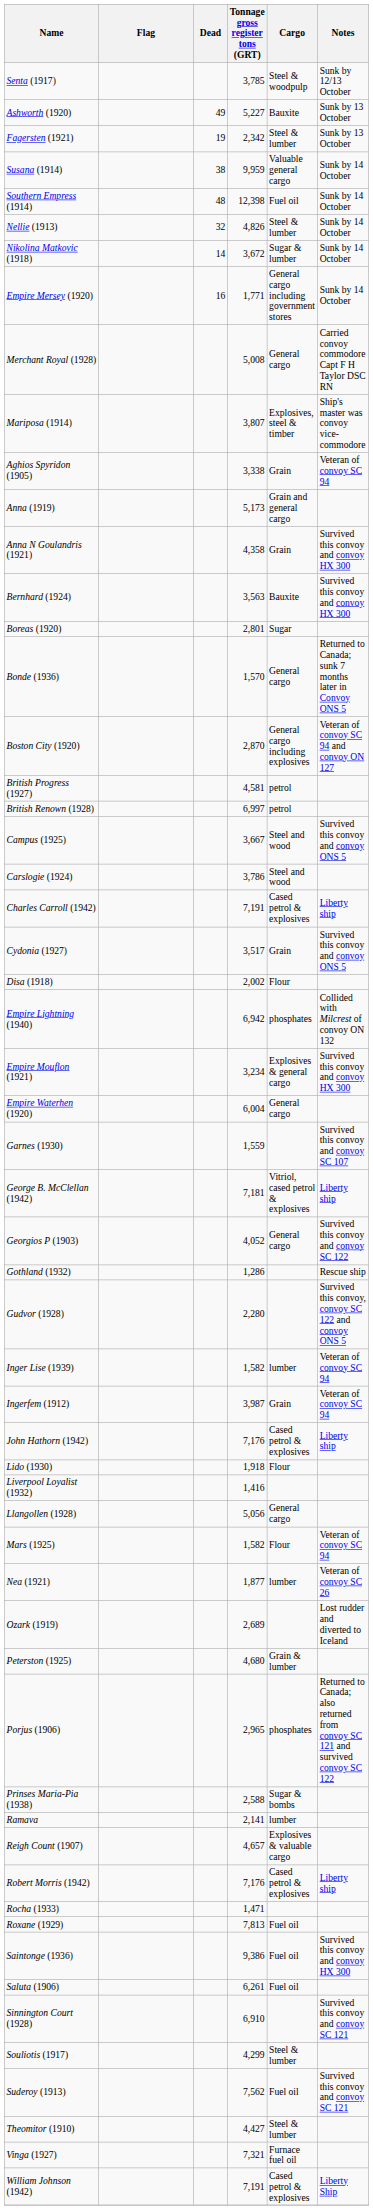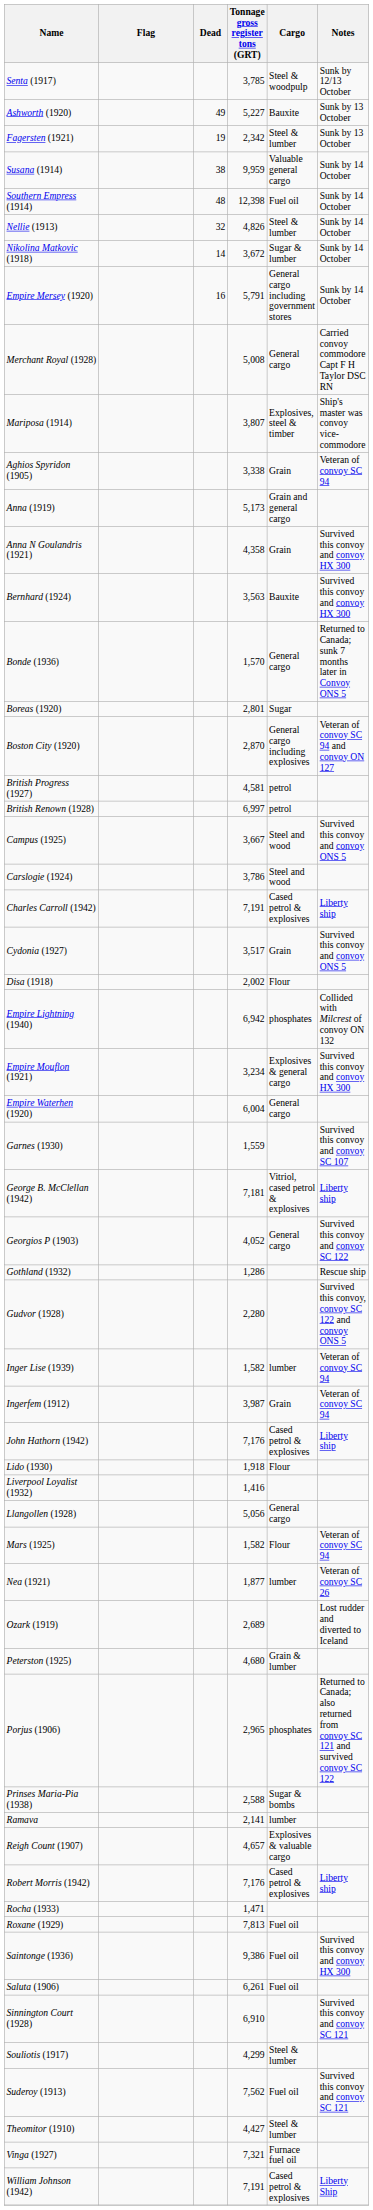(254, 295) 1,771 -> (254, 295) 5,791
rows swapped: (33, 676) <-> (34, 629)
